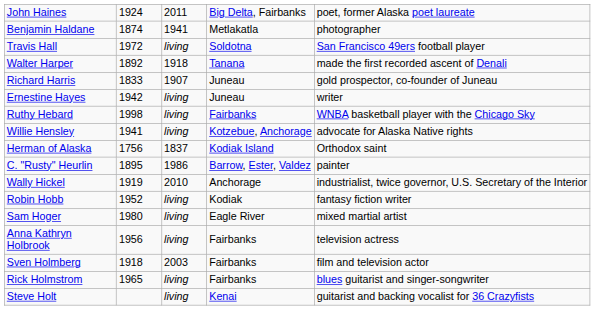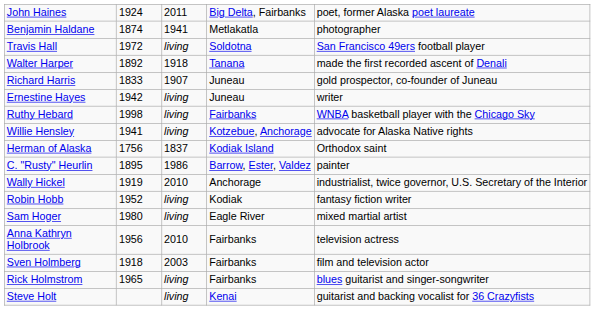(176, 240) living -> (176, 240) 2010
